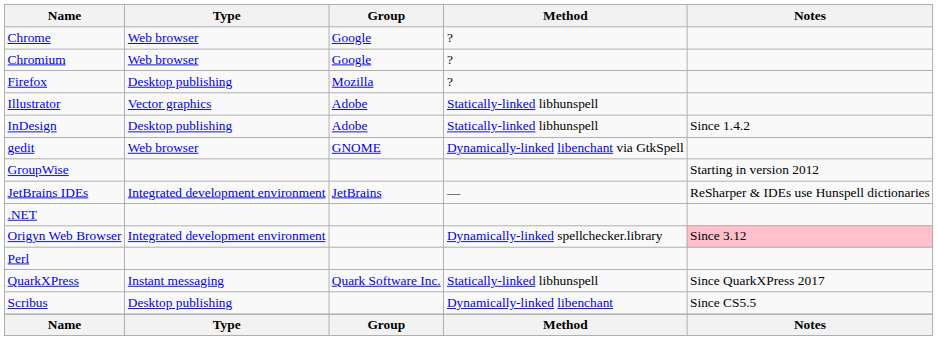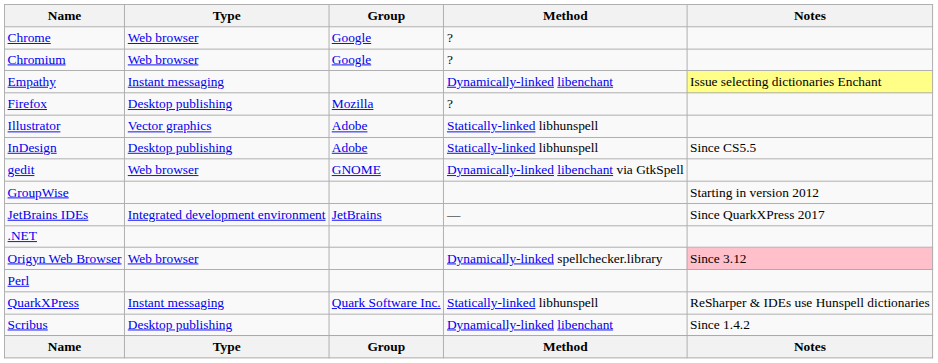+ row: (32, 82)
(720, 126) Since 1.4.2 -> (723, 148) Since CS5.5
(810, 192) ReSharper & IDEs use Hunspell dictionaries -> (757, 214) Since QuarkXPress 2017
(227, 236) Integrated development environment -> (163, 258) Web browser
(757, 280) Since QuarkXPress 2017 -> (810, 303) ReSharper & IDEs use Hunspell dictionaries
(723, 303) Since CS5.5 -> (720, 325) Since 1.4.2
